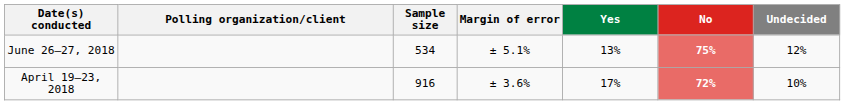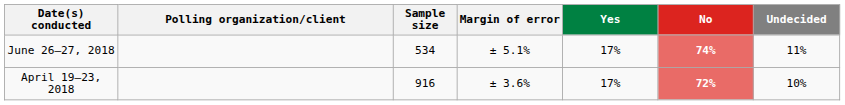(610, 52) 13% -> (610, 52) 17%
(706, 52) 75% -> (706, 52) 74%
(797, 52) 12% -> (797, 52) 11%
